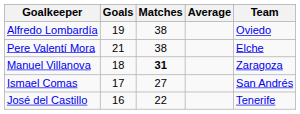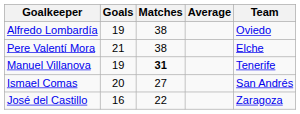(118, 65) 18 -> (118, 65) 19
(259, 65) Zaragoza -> (256, 65) Tenerife
(118, 83) 17 -> (118, 83) 20
(256, 100) Tenerife -> (259, 100) Zaragoza
